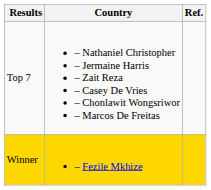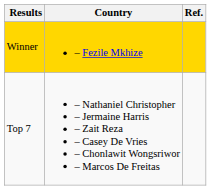rows swapped: (22, 160) <-> (19, 78)
